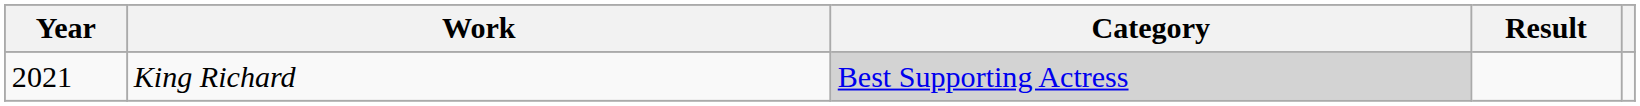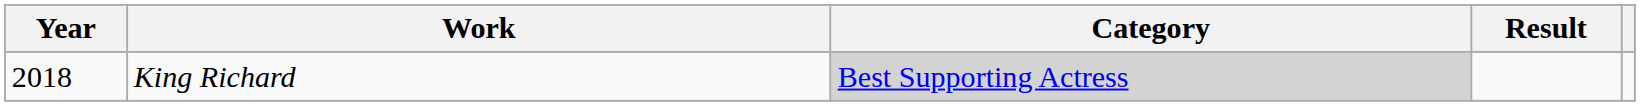(42, 76) 2021 -> (42, 76) 2018
